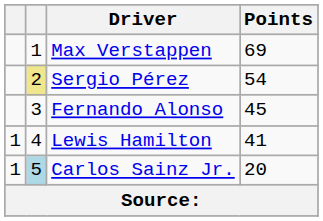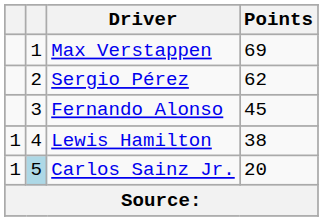(36, 80) khaki background -> (36, 80) no background
(256, 80) 54 -> (256, 80) 62
(256, 140) 41 -> (256, 140) 38
